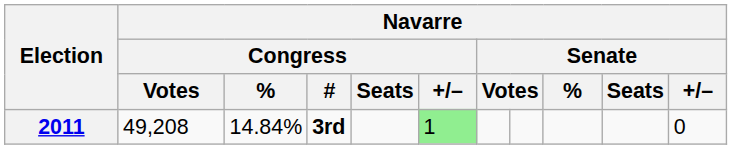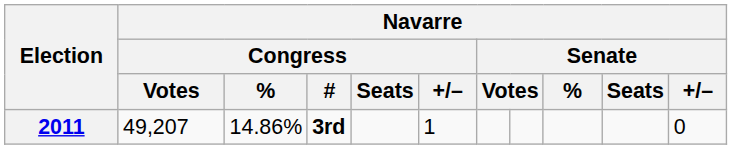(156, 125) 49,208 -> (156, 125) 49,207
(266, 125) 14.84% -> (266, 125) 14.86%
(430, 125) lightgreen background -> (430, 125) no background
